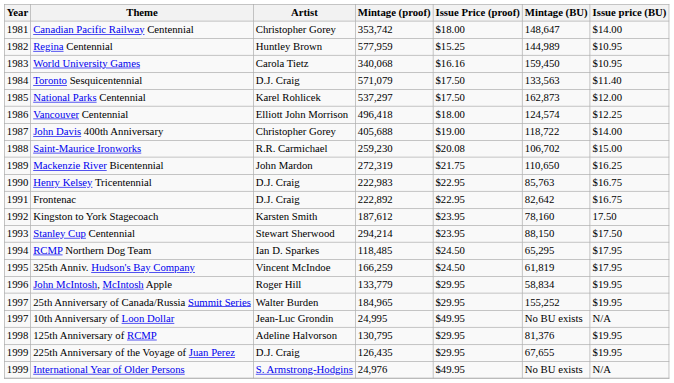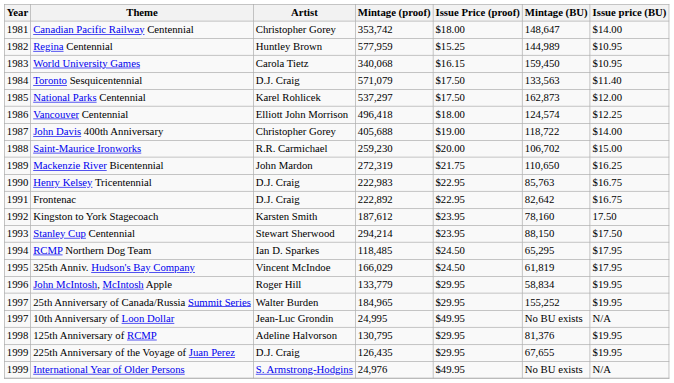(450, 64) $16.16 -> (450, 64) $16.15
(450, 149) $20.08 -> (450, 149) $20.00
(375, 268) 166,259 -> (375, 268) 166,029
